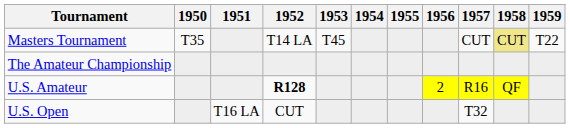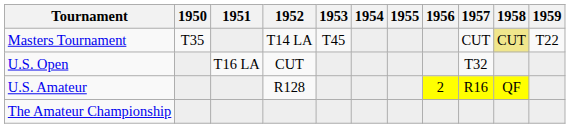rows swapped: (38, 111) <-> (90, 64)
(289, 88) bold -> (289, 88) normal
